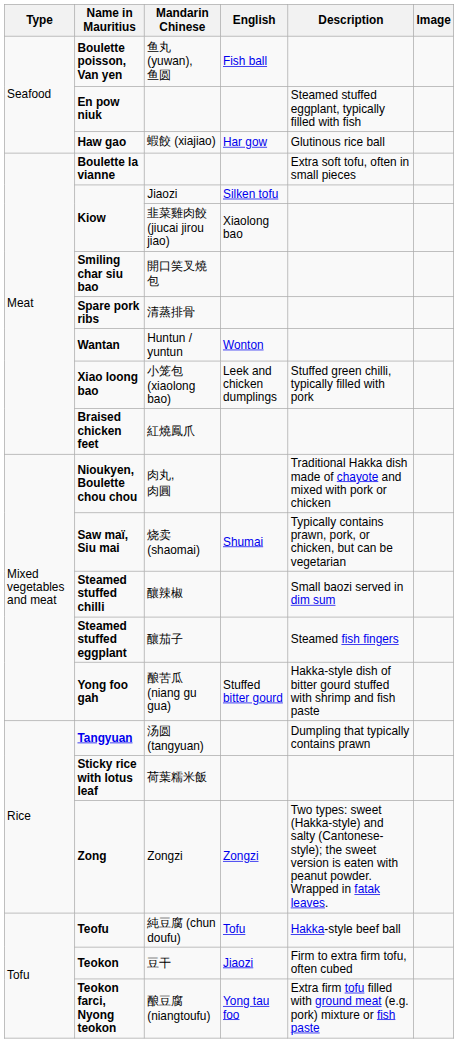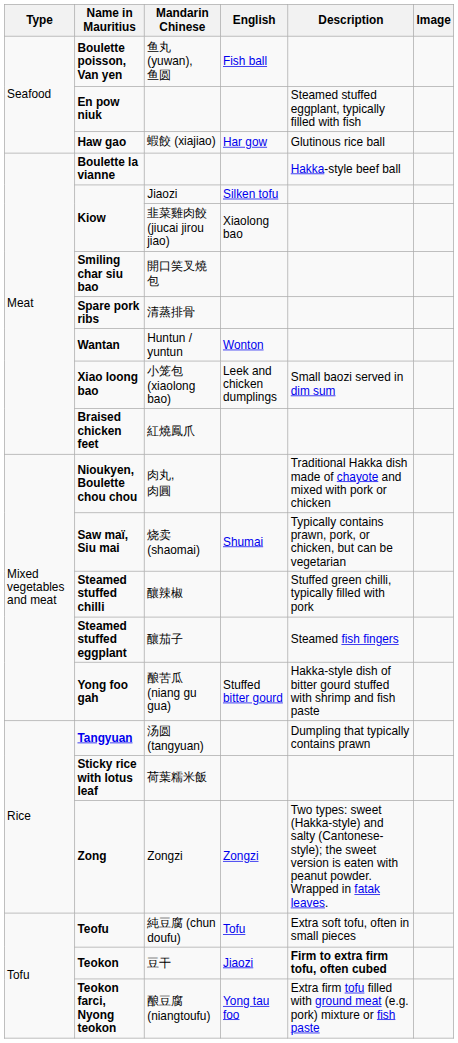(350, 168) Extra soft tofu, often in small pieces -> (346, 168) Hakka-style beef ball
(341, 384) Stuffed green chilli, typically filled with pork -> (347, 384) Small baozi served in dim sum
(347, 594) Small baozi served in dim sum -> (341, 594) Stuffed green chilli, typically filled with pork
(346, 930) Hakka-style beef ball -> (350, 930) Extra soft tofu, often in small pieces
(349, 963) normal -> (339, 963) bold
